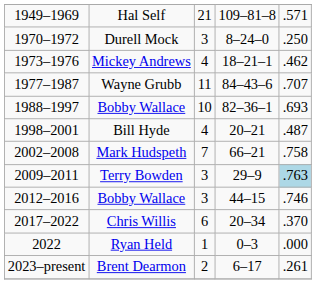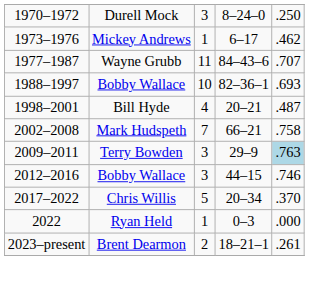- row: (47, 15)
(205, 61) 4 -> (205, 38) 1
(247, 61) 18–21–1 -> (244, 38) 6–17
(205, 221) 6 -> (205, 198) 5
(247, 267) 6–17 -> (244, 244) 18–21–1
